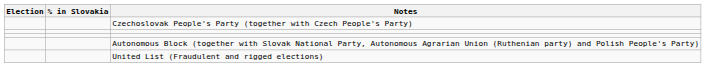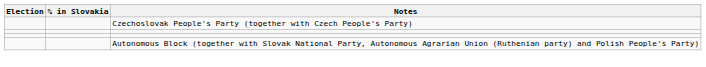- row: (25, 56)
